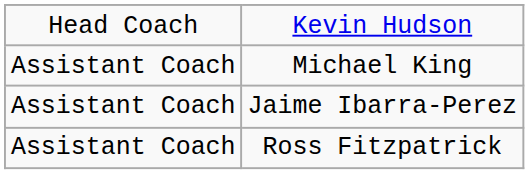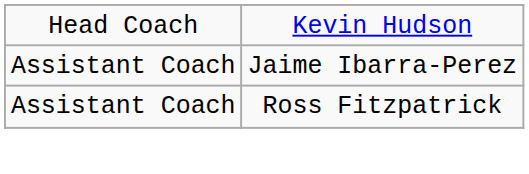- row: (382, 66)
